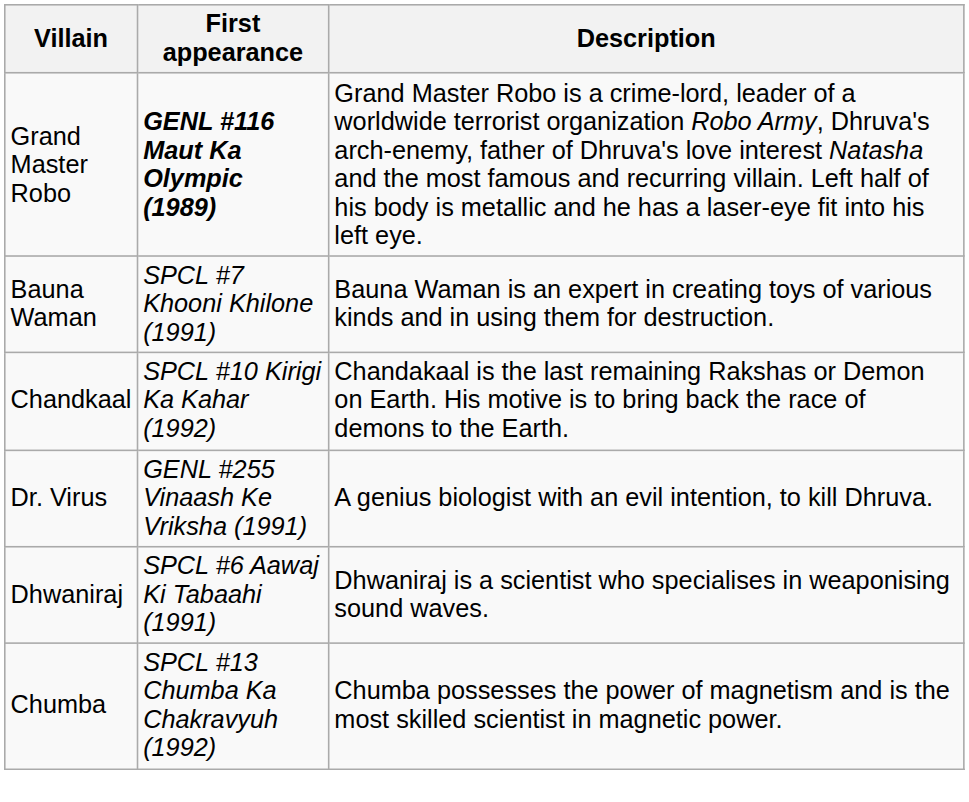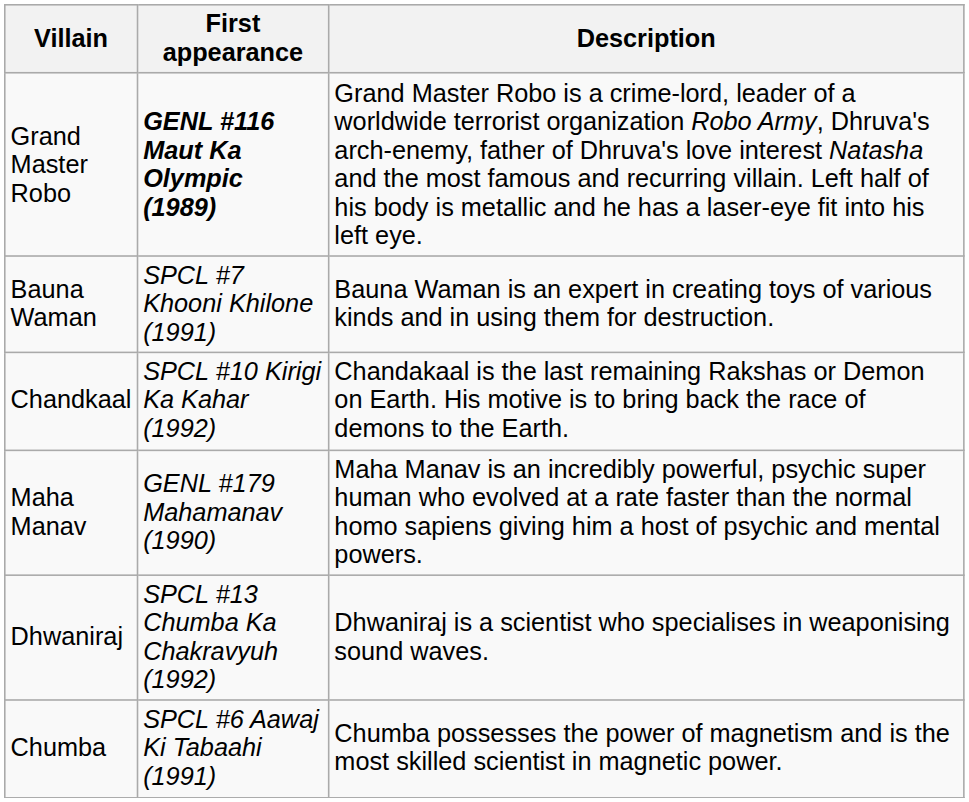+ row: (49, 511)
- row: (59, 497)
(231, 594) SPCL #6 Aawaj Ki Tabaahi (1991) -> (211, 637) SPCL #13 Chumba Ka Chakravyuh (1992)
(211, 705) SPCL #13 Chumba Ka Chakravyuh (1992) -> (231, 748) SPCL #6 Aawaj Ki Tabaahi (1991)
